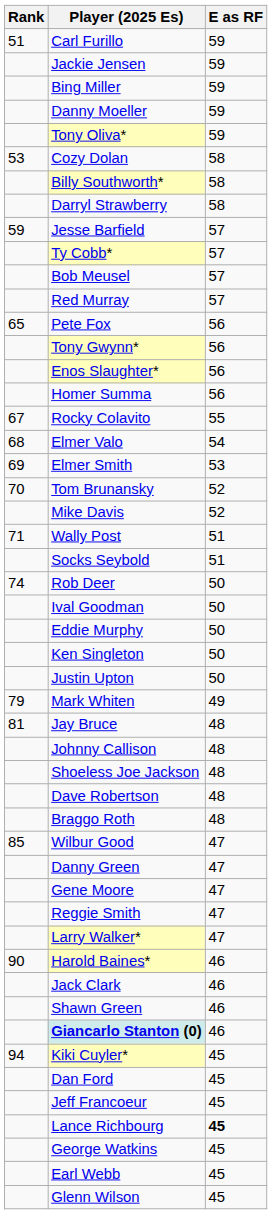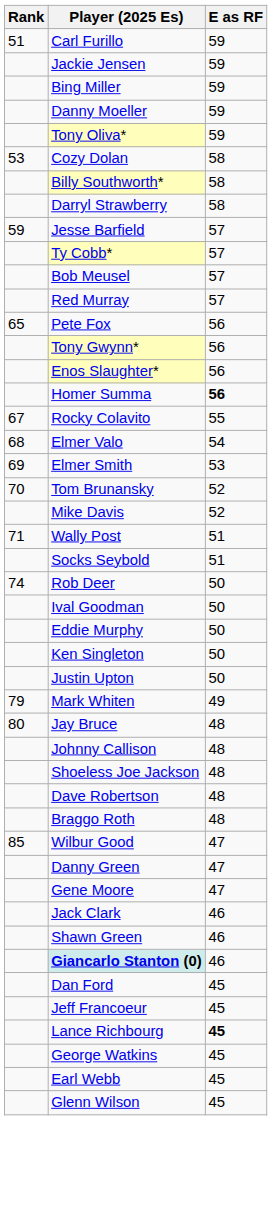(217, 394) normal -> (217, 394) bold
(16, 725) 81 -> (16, 725) 80
- row: (96, 913)
- row: (96, 937)
- row: (101, 961)
- row: (90, 1055)
